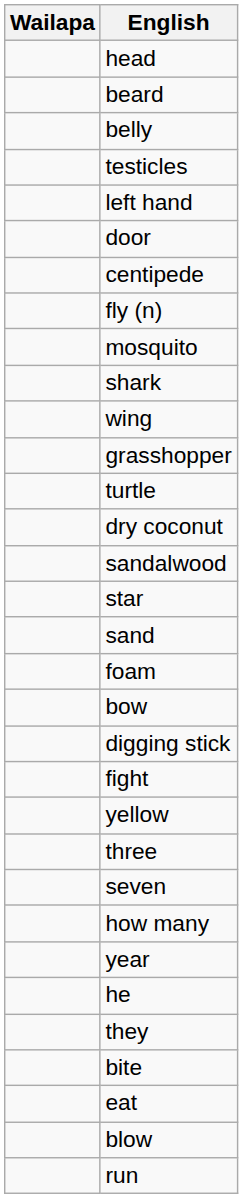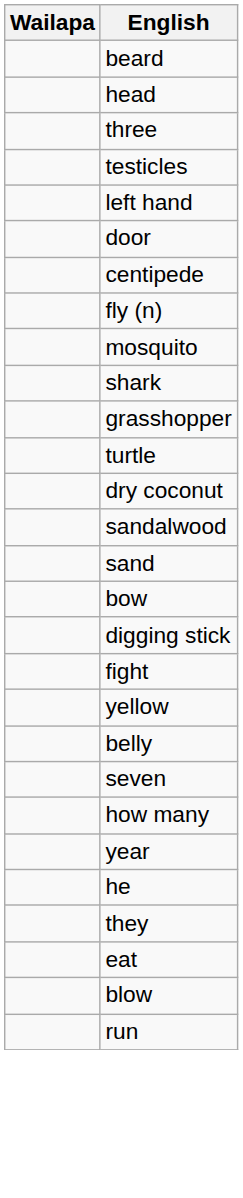rows swapped: (131, 58) <-> (134, 94)
rows swapped: (129, 130) <-> (131, 851)
- row: (129, 418)
- row: (124, 599)
- row: (131, 671)
- row: (124, 1067)
